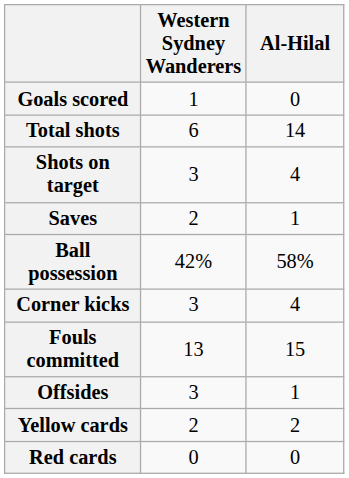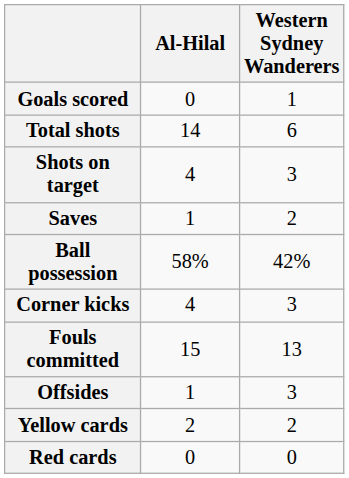columns swapped: (193, 43) <-> (295, 43)
